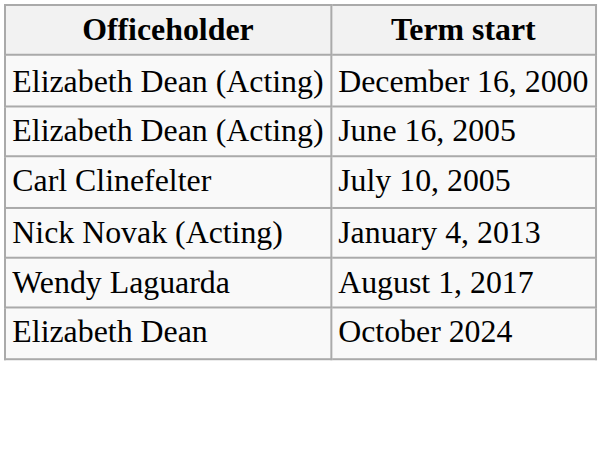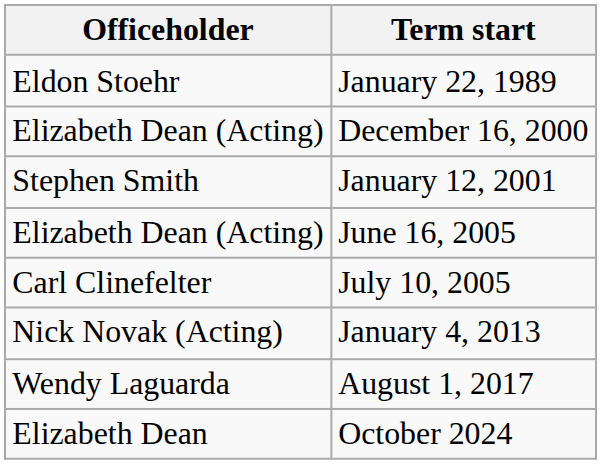+ row: (447, 80)
+ row: (447, 181)
